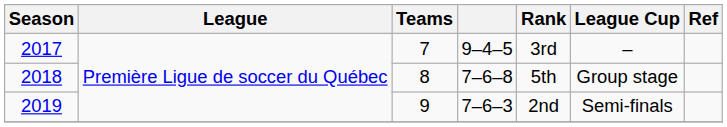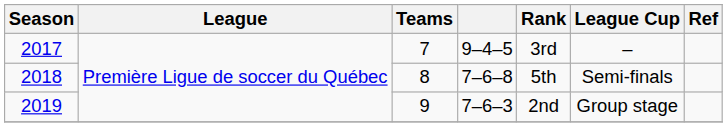(627, 77) Group stage -> (627, 77) Semi-finals
(627, 106) Semi-finals -> (627, 106) Group stage
